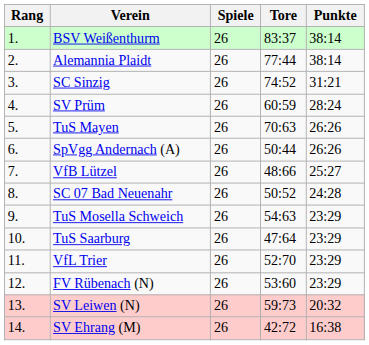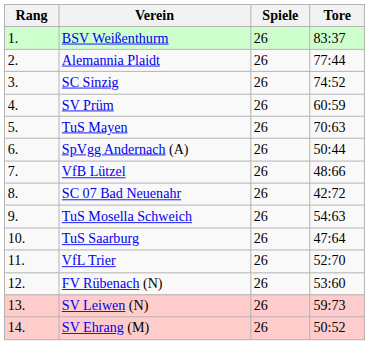- column: (335, 15)
(280, 194) 50:52 -> (329, 194) 42:72
(280, 328) 42:72 -> (329, 328) 50:52
